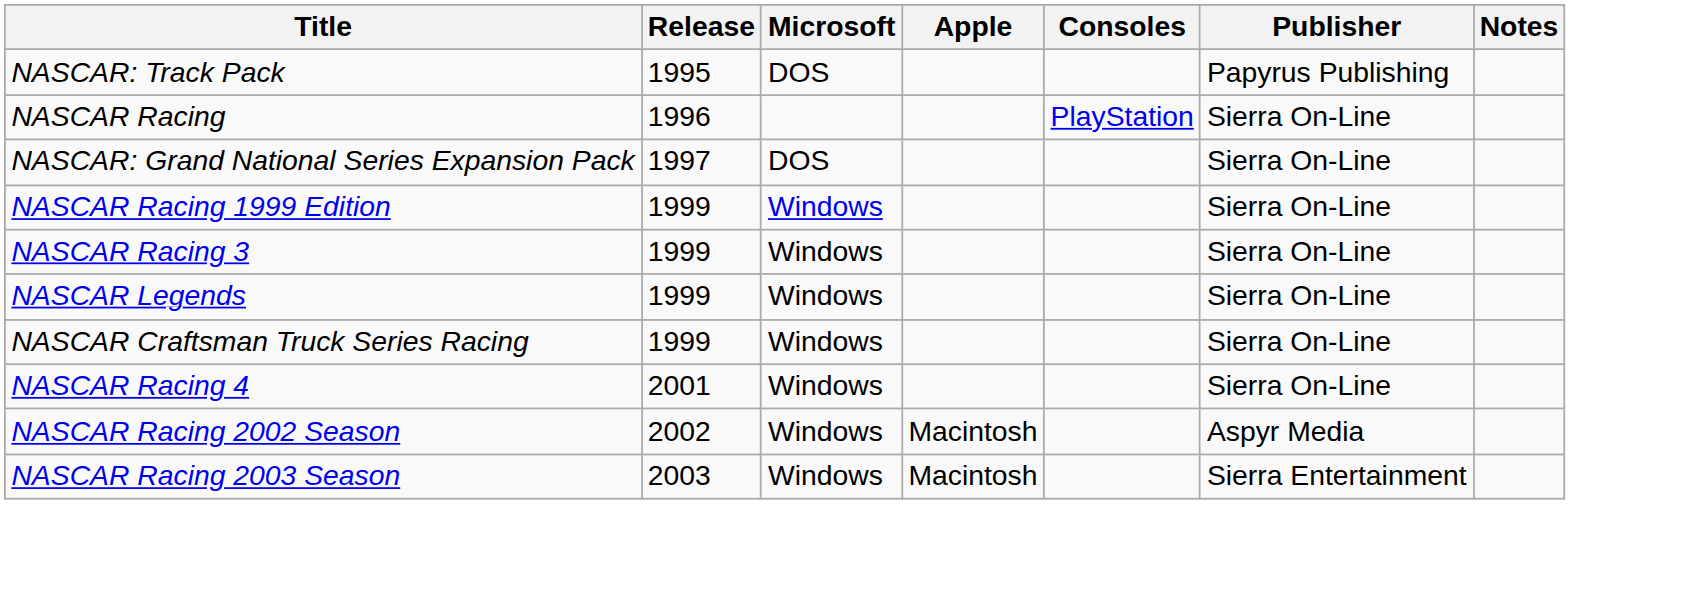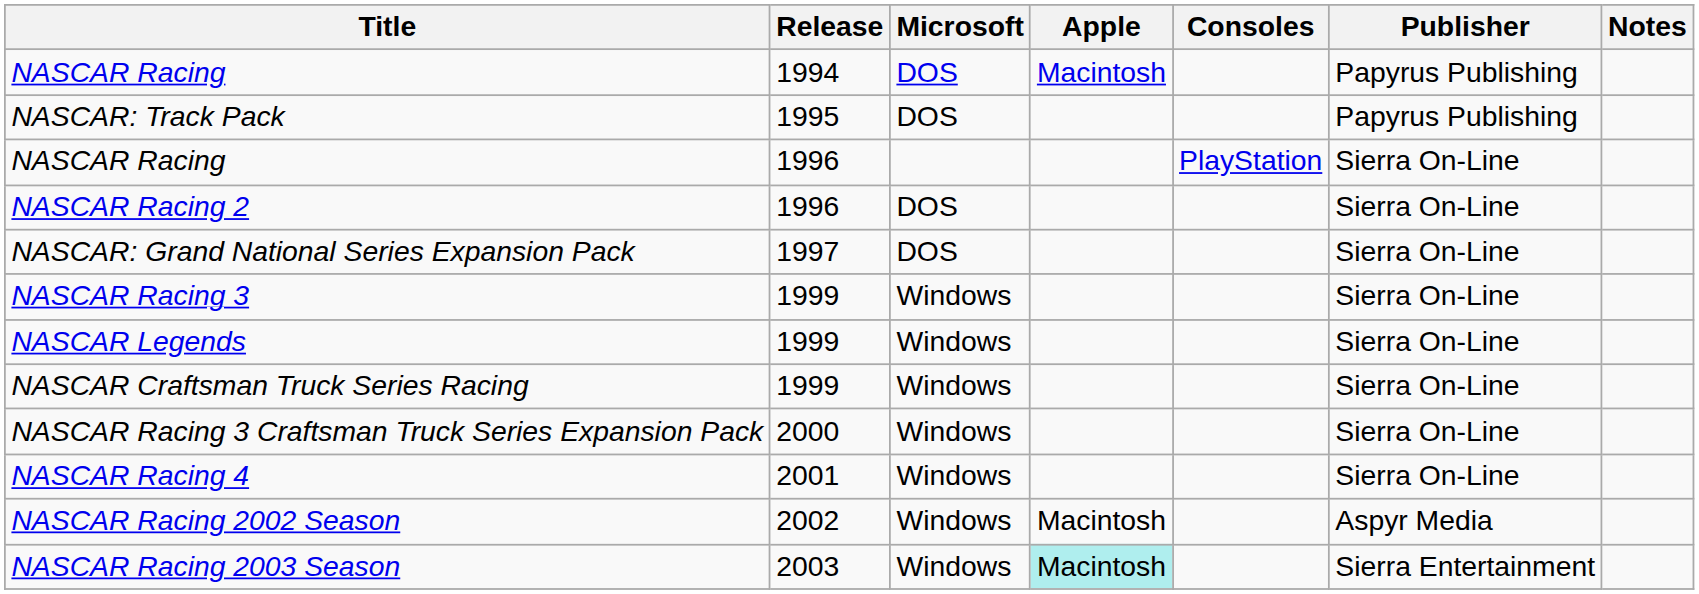+ row: (118, 71)
+ row: (130, 206)
- row: (201, 206)
+ row: (387, 431)
(973, 476) no background -> (1101, 565) paleturquoise background
